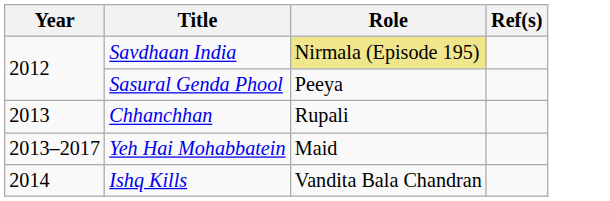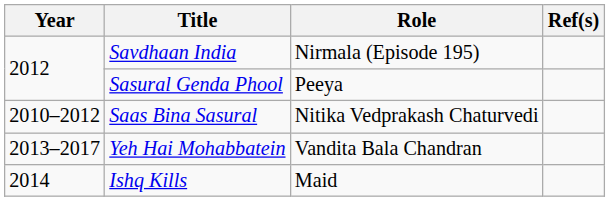(387, 52) khaki background -> (387, 52) no background
+ row: (183, 116)
- row: (161, 116)
(316, 148) Maid -> (388, 148) Vandita Bala Chandran
(388, 180) Vandita Bala Chandran -> (316, 180) Maid
